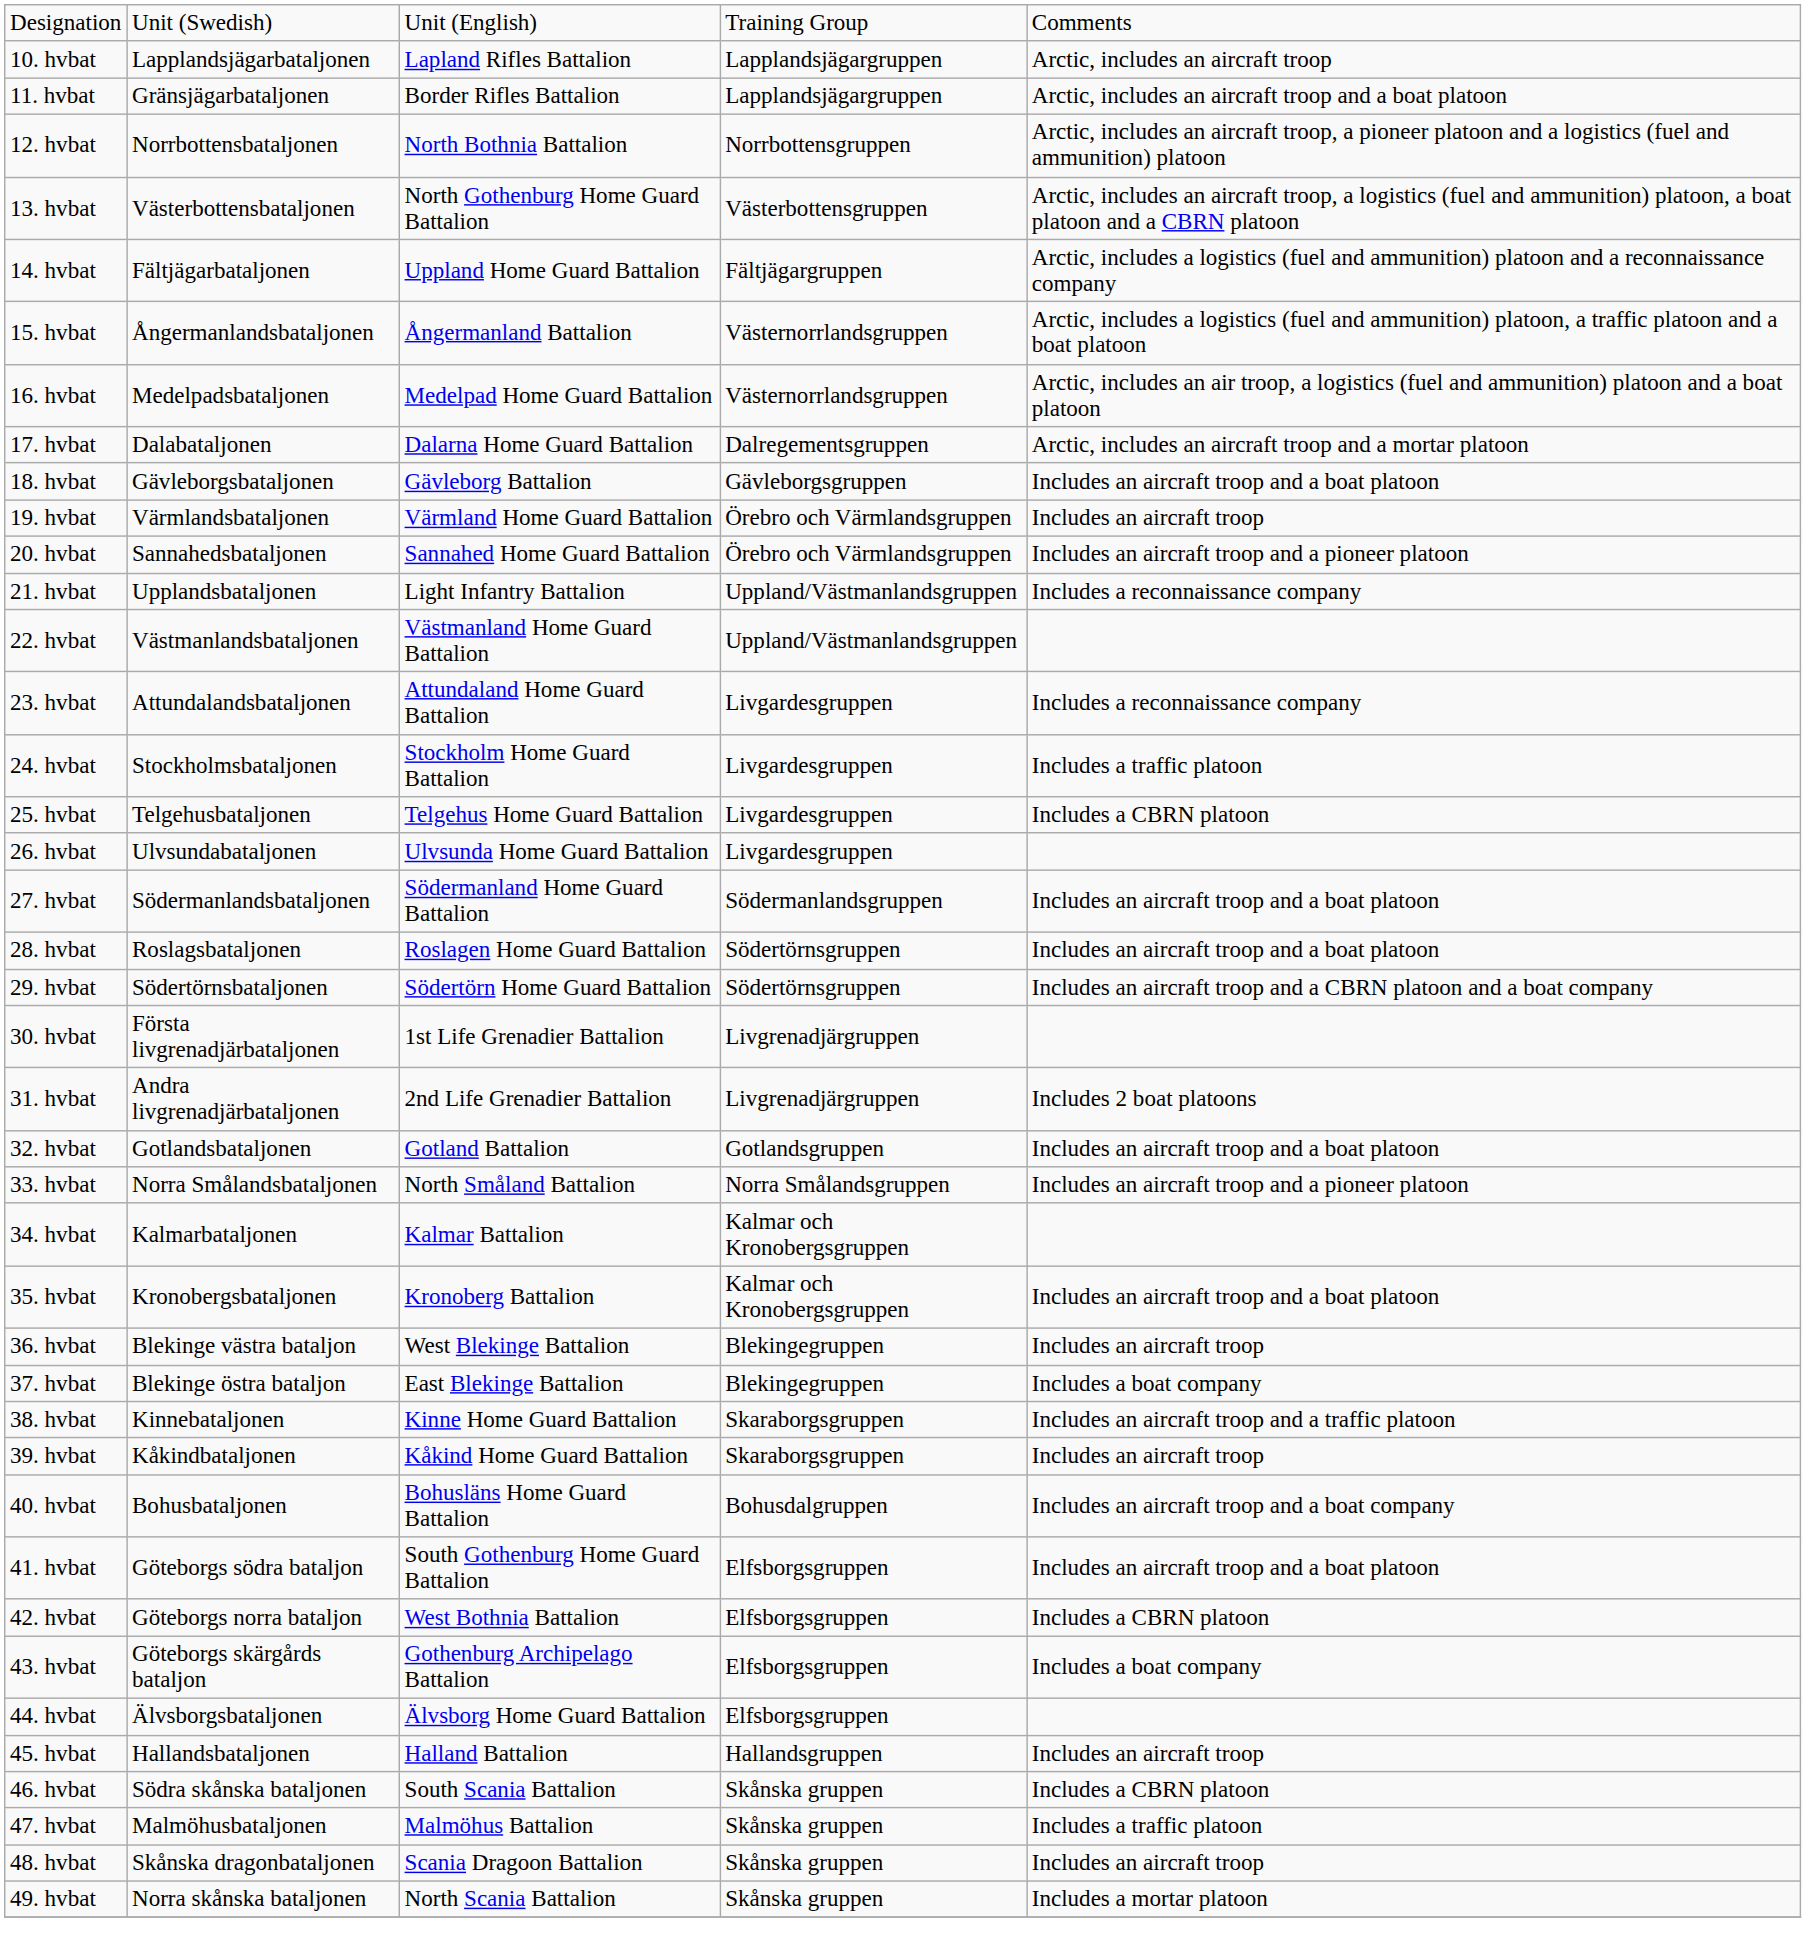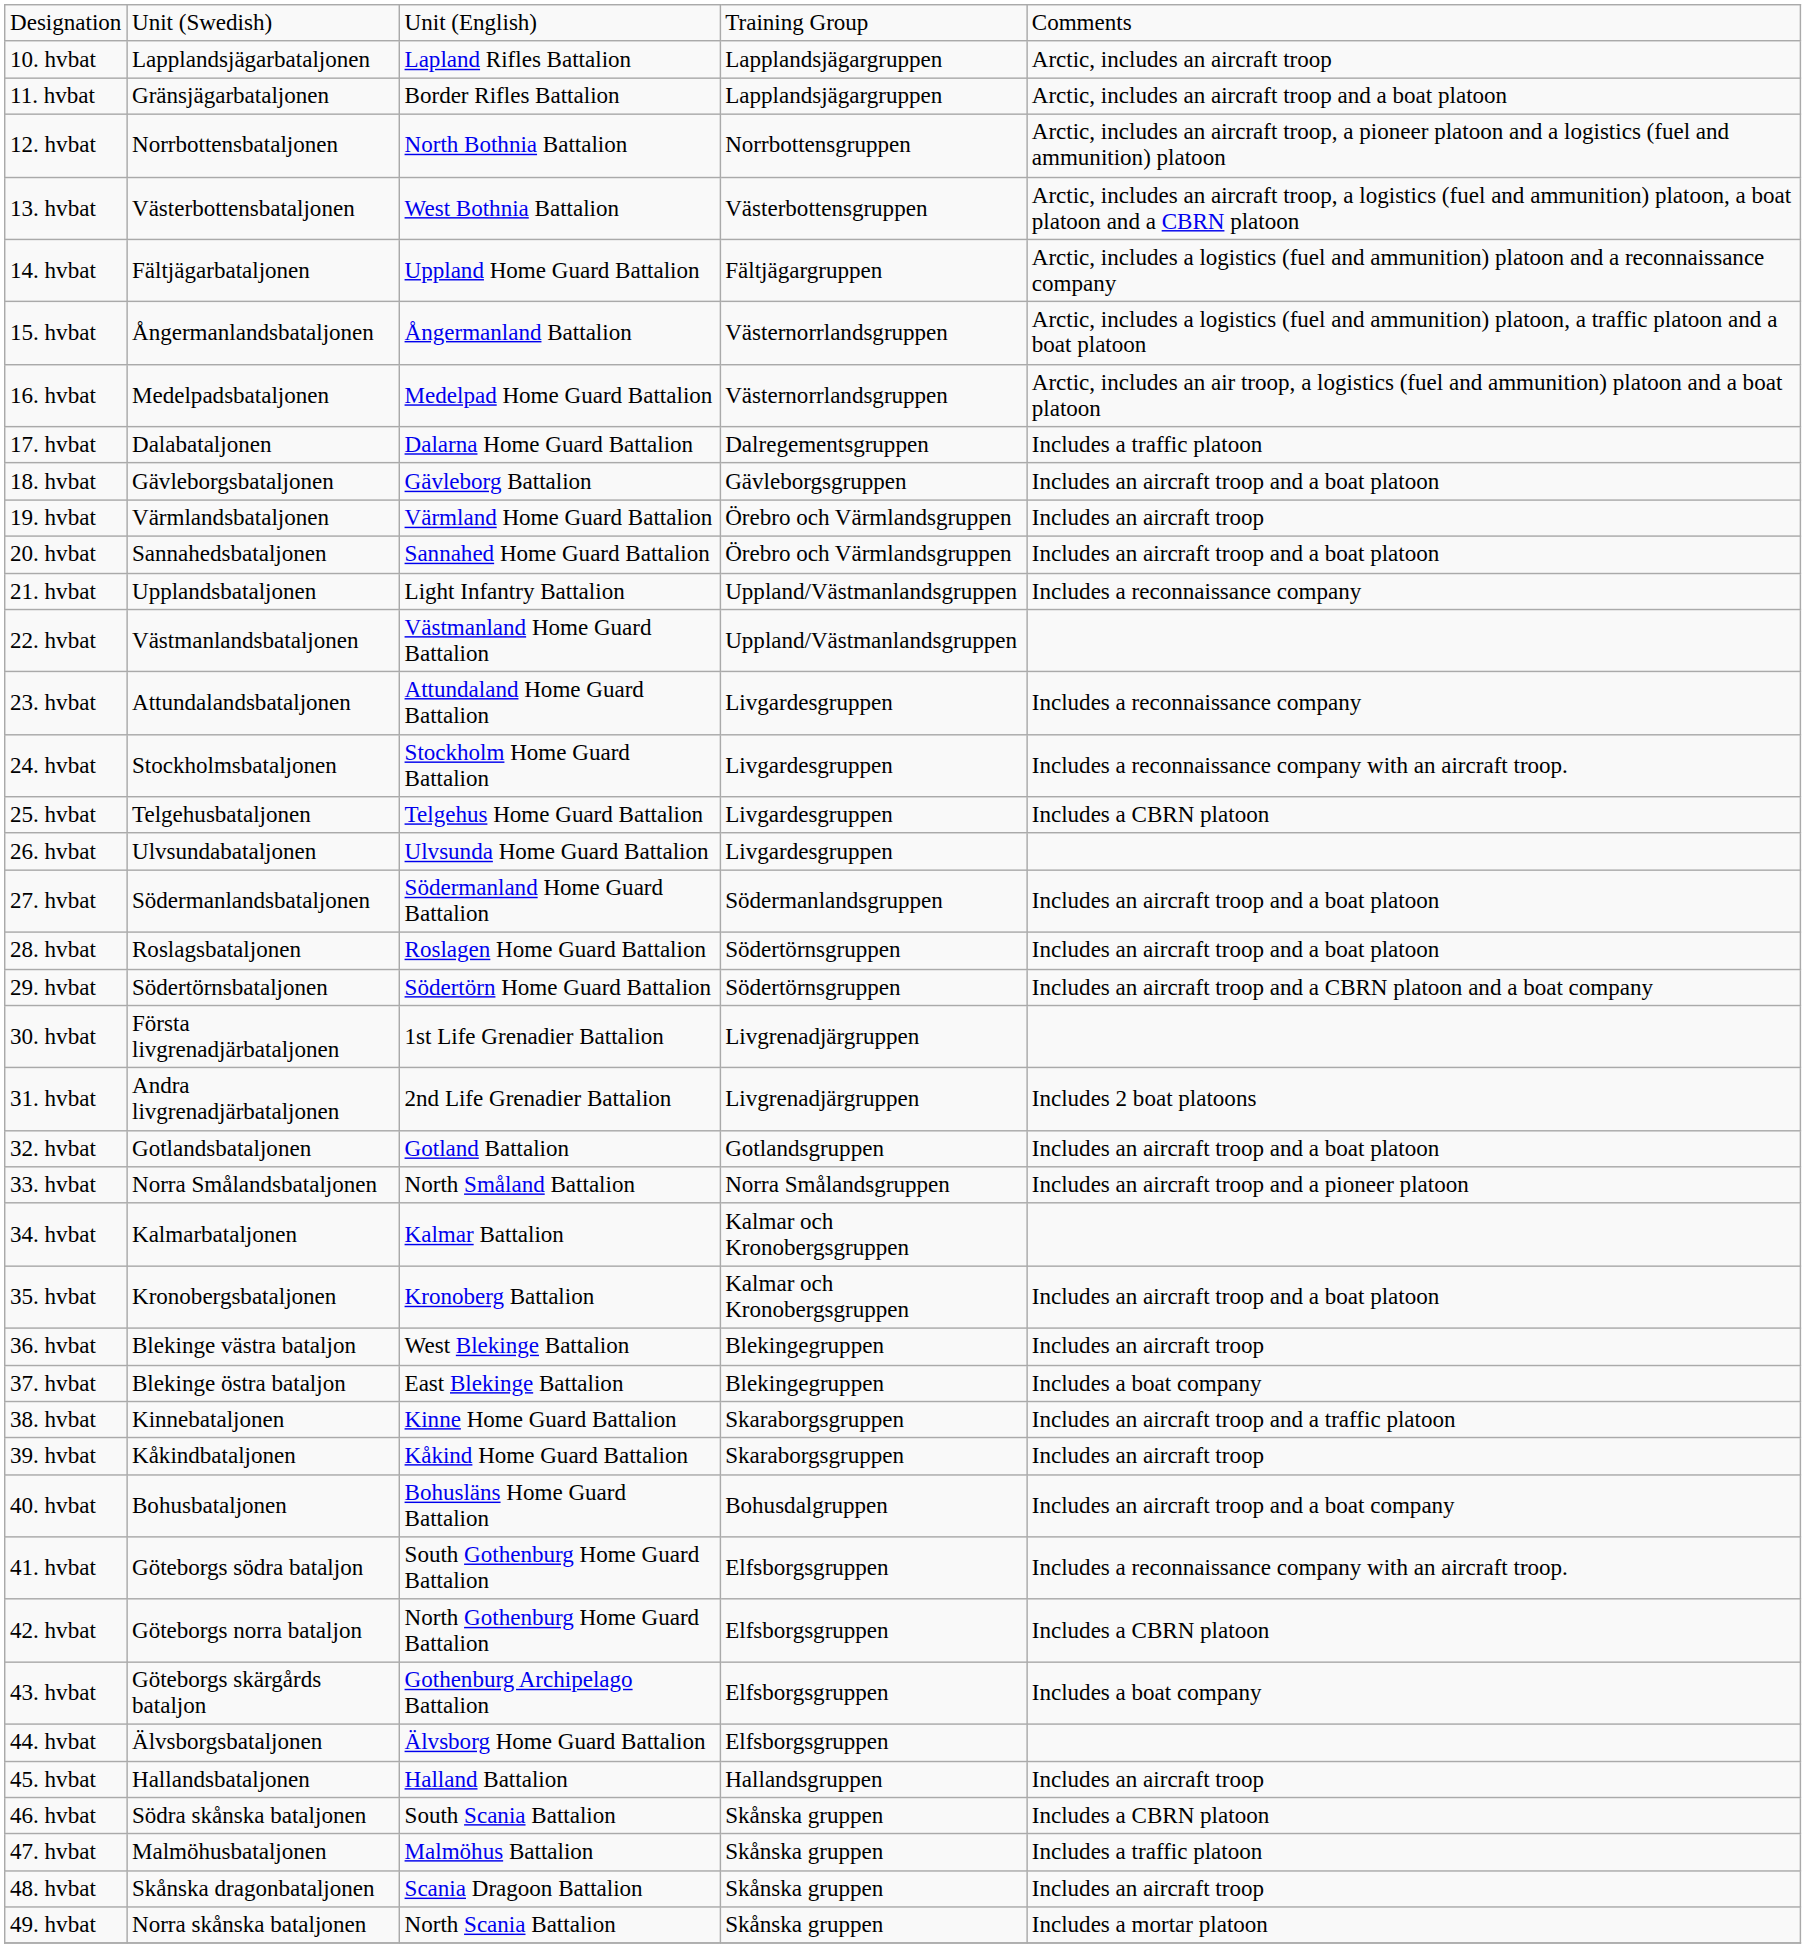(552, 207) North Gothenburg Home Guard Battalion -> (512, 207) West Bothnia Battalion
(1280, 444) Arctic, includes an aircraft troop and a mortar platoon -> (1147, 444) Includes a traffic platoon
(1250, 554) Includes an aircraft troop and a pioneer platoon -> (1236, 554) Includes an aircraft troop and a boat platoon
(1147, 765) Includes a traffic platoon -> (1300, 765) Includes a reconnaissance company with an aircraft troop.
(1236, 1567) Includes an aircraft troop and a boat platoon -> (1300, 1567) Includes a reconnaissance company with an aircraft troop.
(512, 1617) West Bothnia Battalion -> (552, 1630) North Gothenburg Home Guard Battalion
